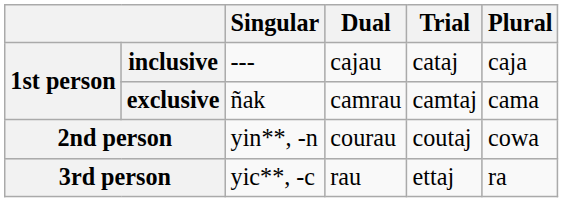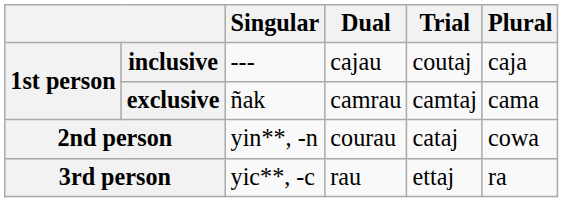(435, 61) cataj -> (442, 61) coutaj
(442, 138) coutaj -> (435, 138) cataj
